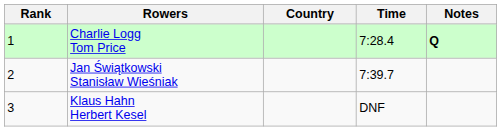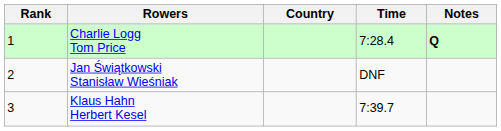(377, 75) 7:39.7 -> (372, 75) DNF
(372, 108) DNF -> (377, 108) 7:39.7
